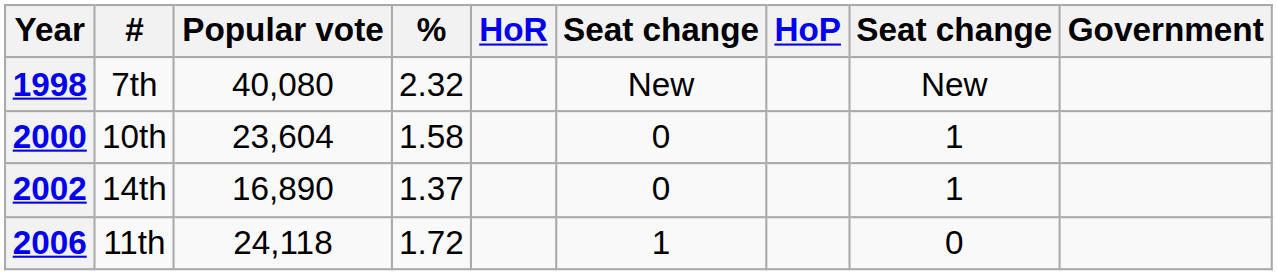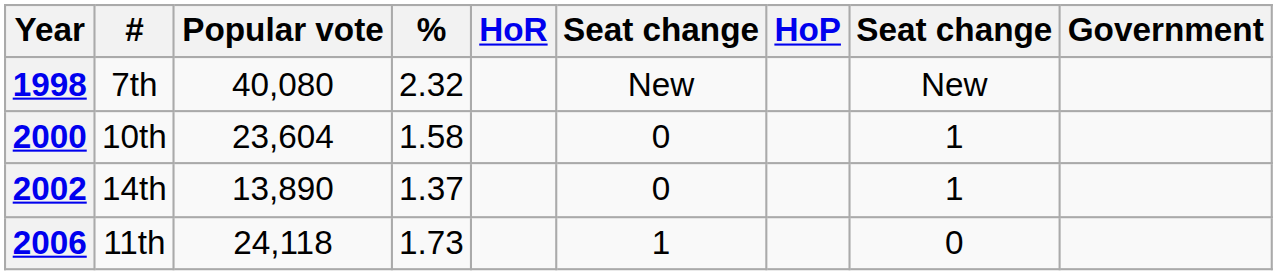(283, 189) 16,890 -> (283, 189) 13,890
(431, 242) 1.72 -> (431, 242) 1.73
